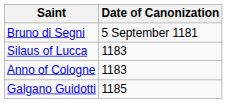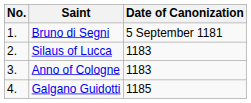+ column: (17, 13)
